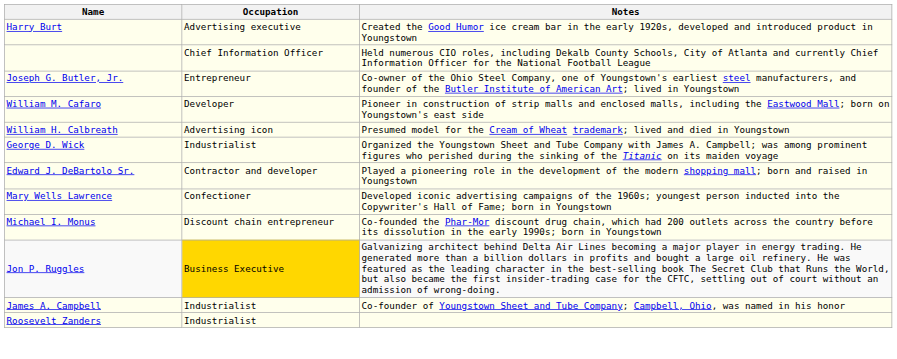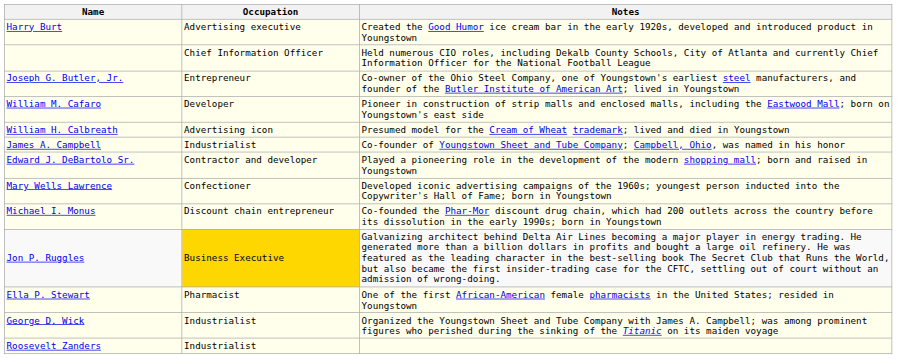rows swapped: (54, 305) <-> (45, 145)
+ row: (48, 295)
